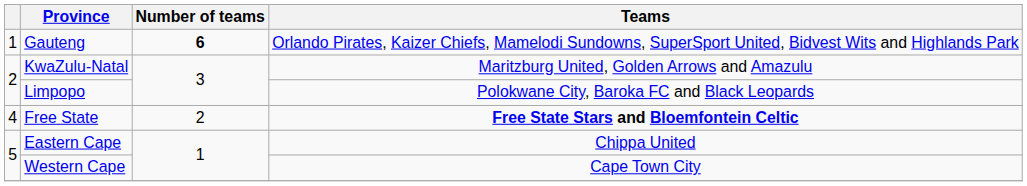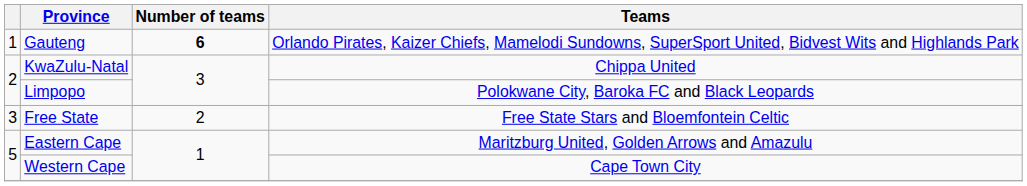(645, 67) Maritzburg United, Golden Arrows and Amazulu -> (645, 67) Chippa United
(13, 117) 4 -> (13, 117) 3
(645, 117) bold -> (645, 117) normal
(645, 142) Chippa United -> (645, 142) Maritzburg United, Golden Arrows and Amazulu
